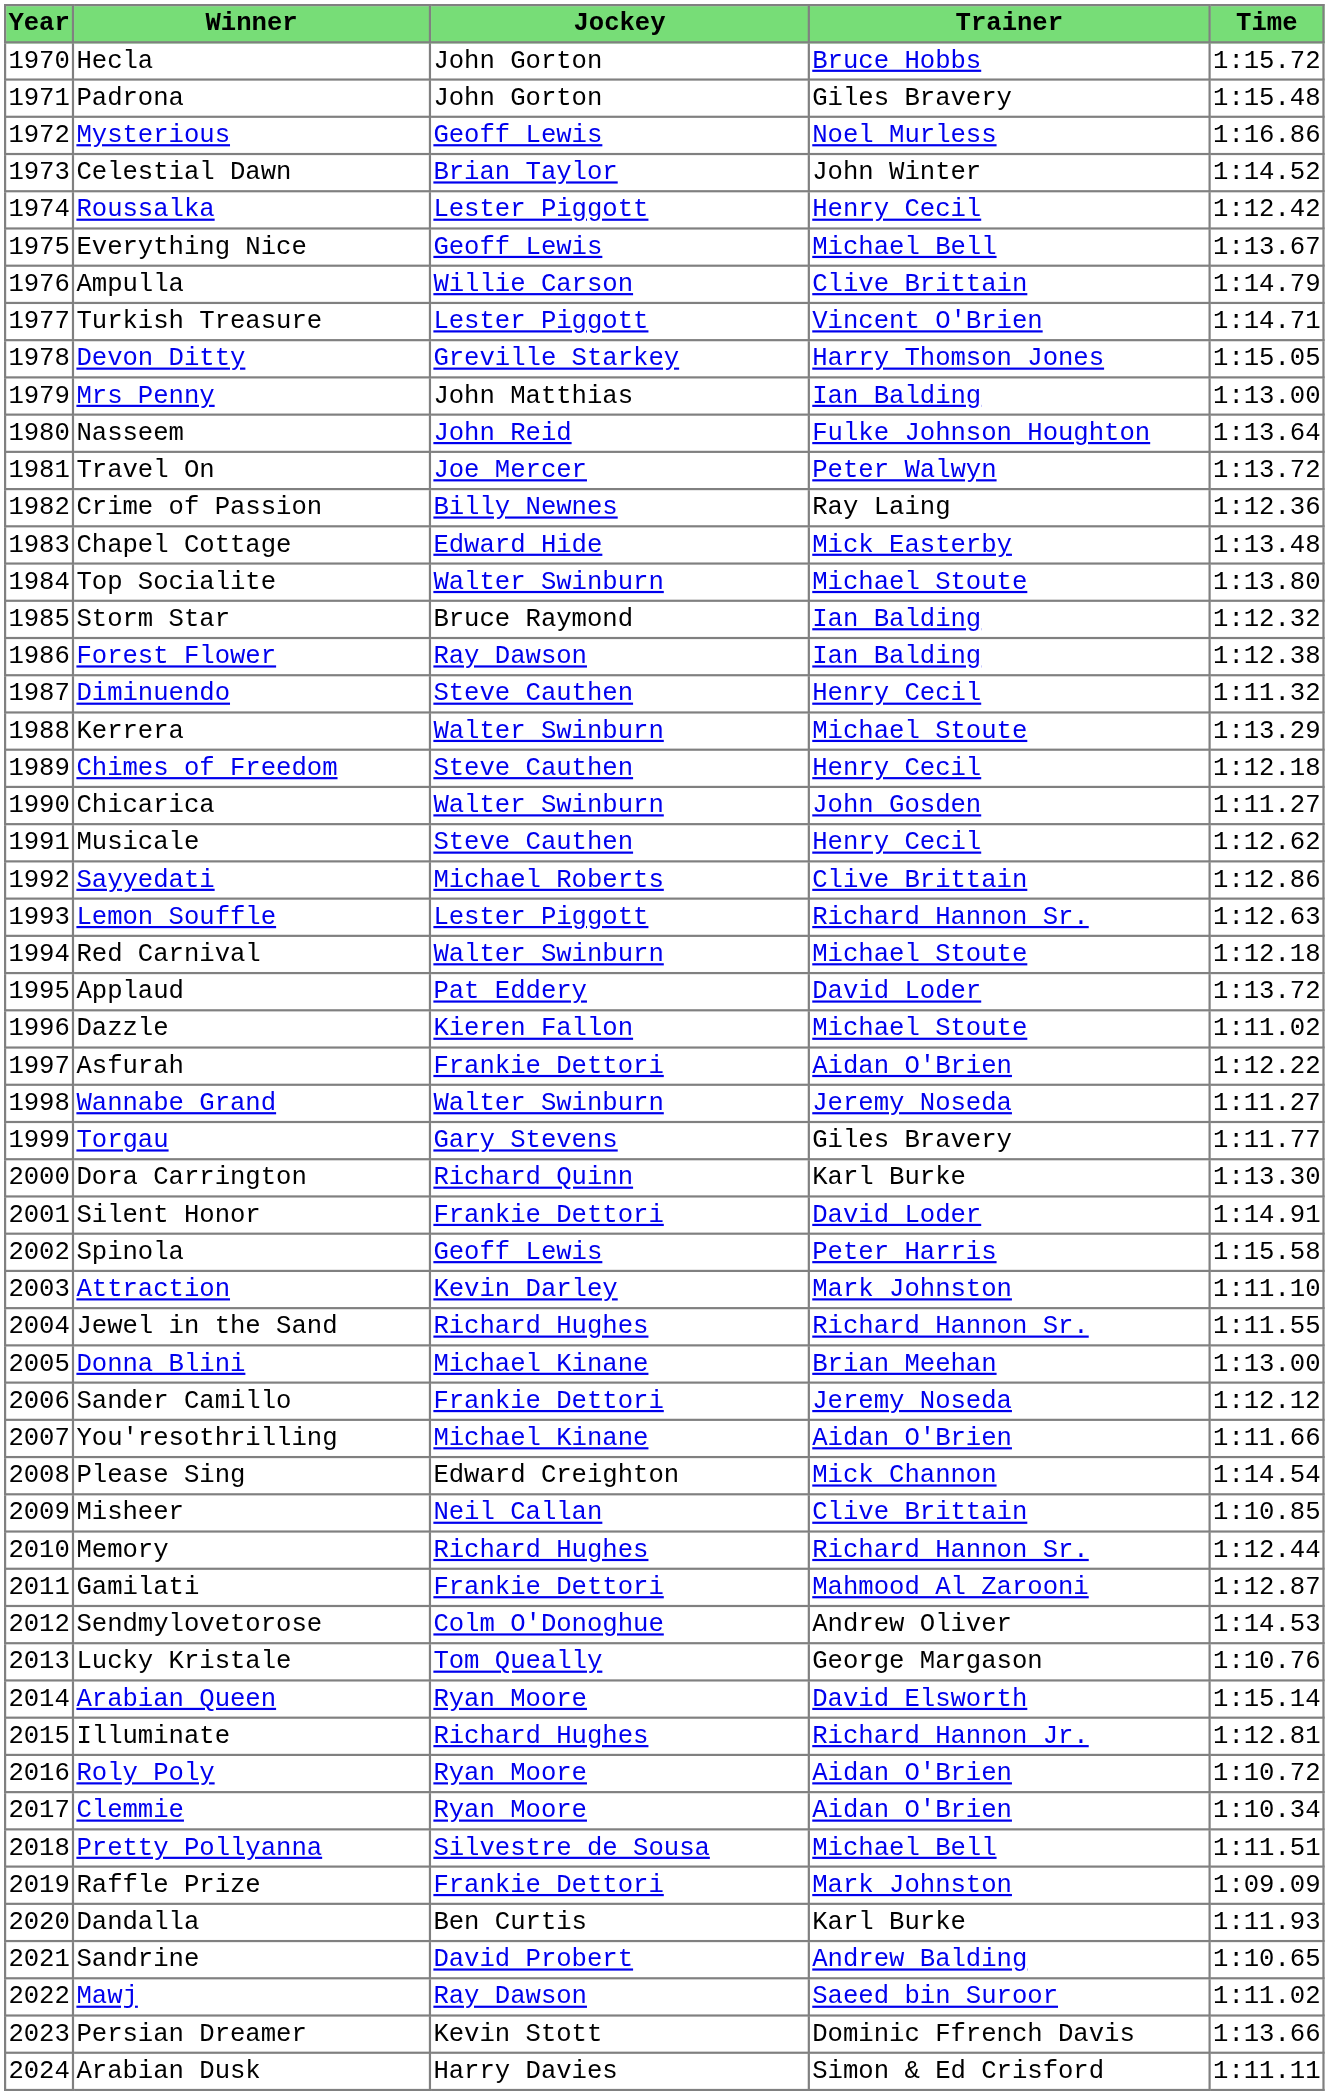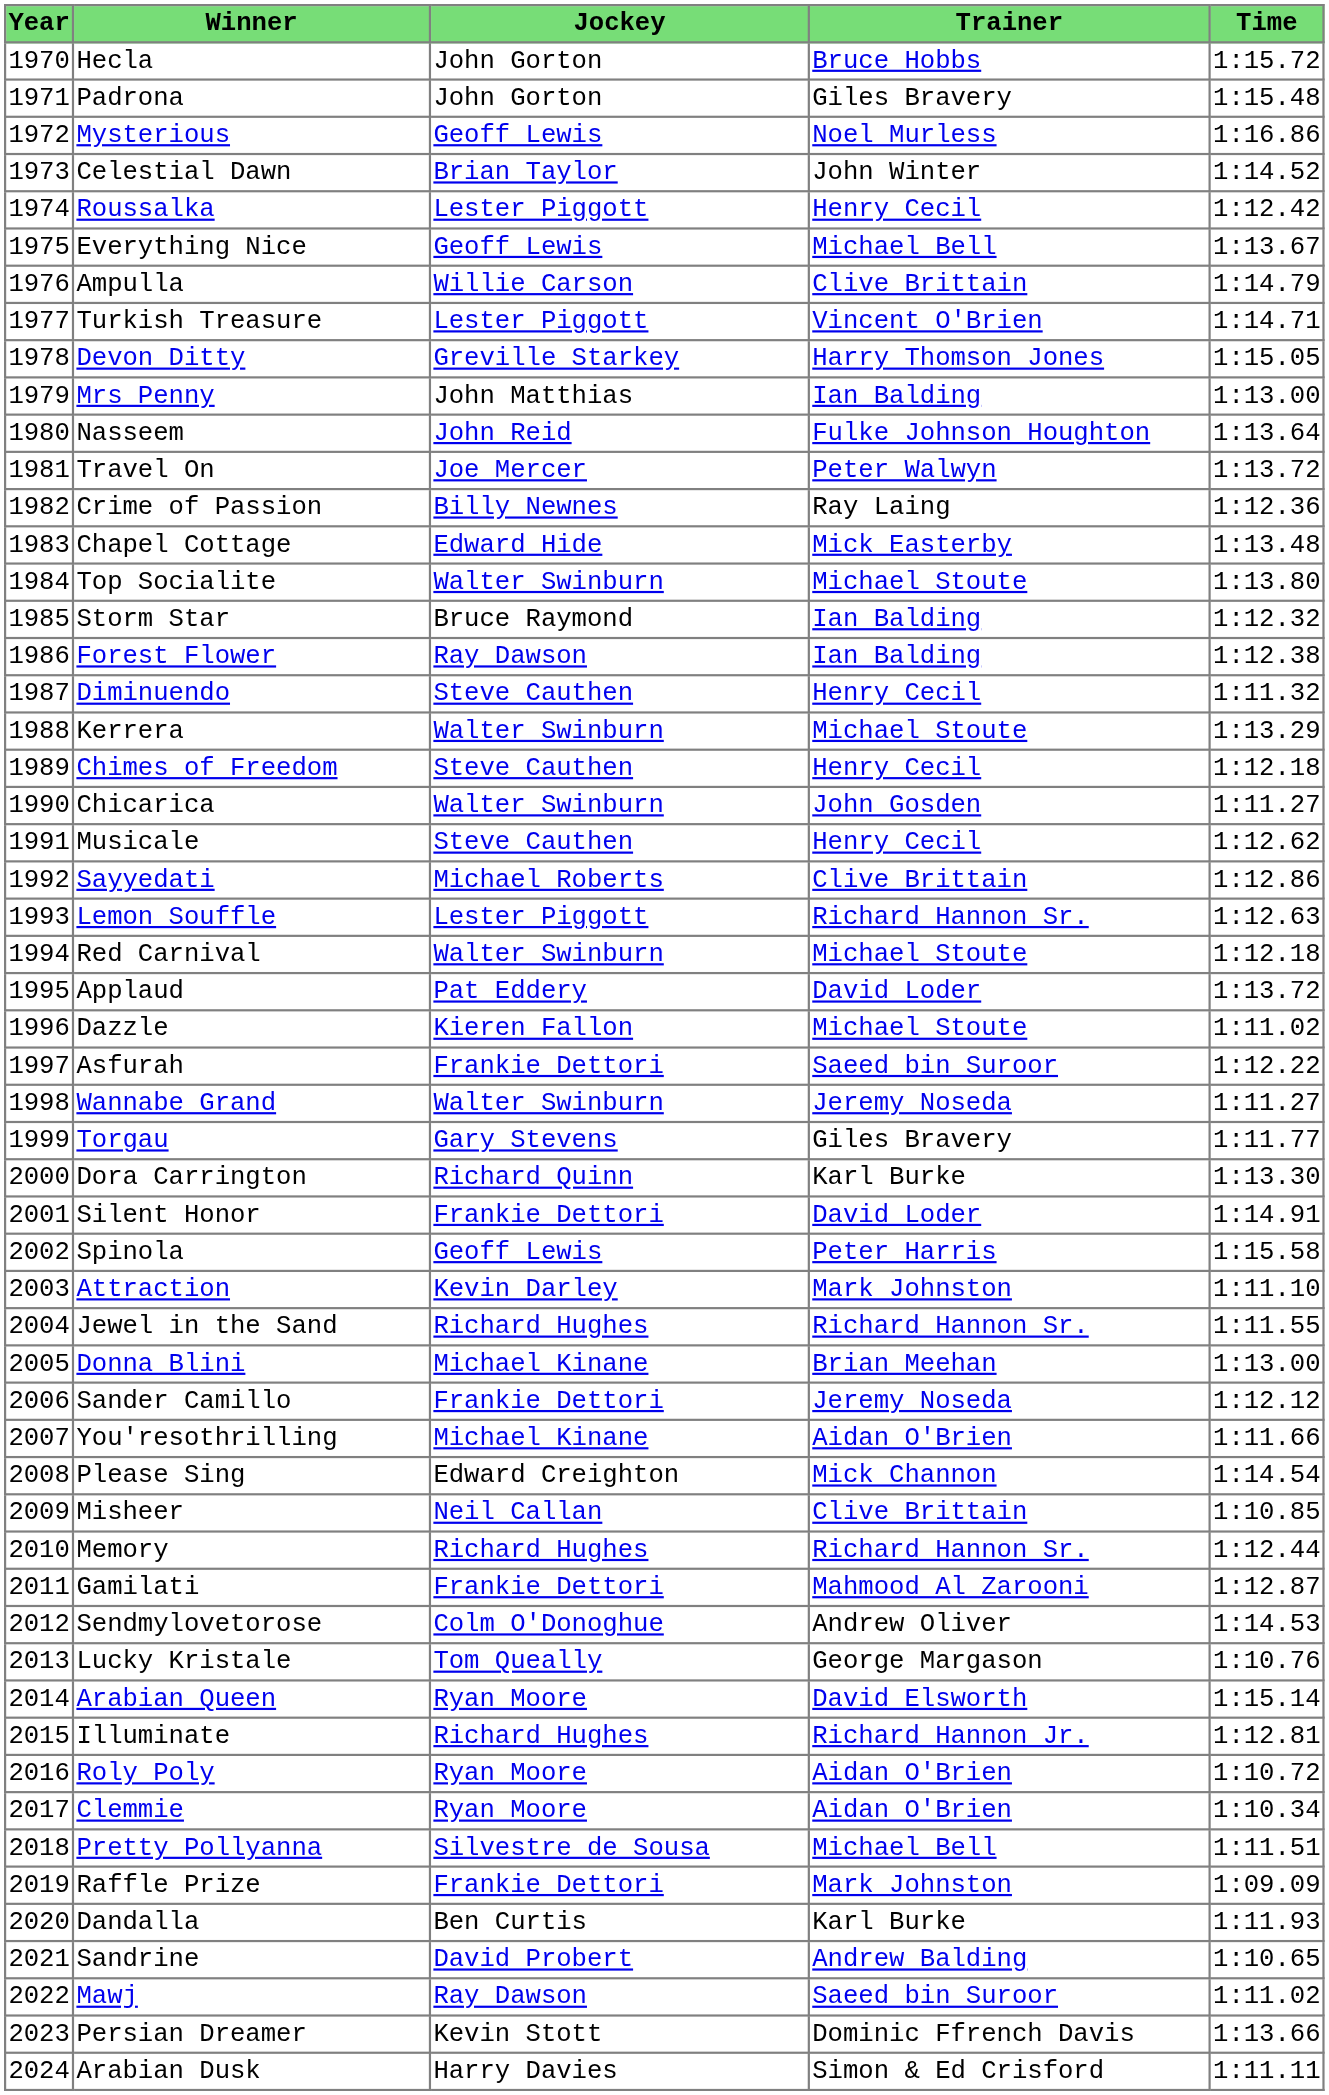(912, 1066) Aidan O'Brien -> (935, 1066) Saeed bin Suroor
